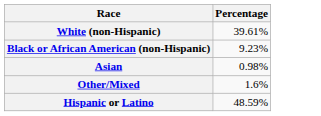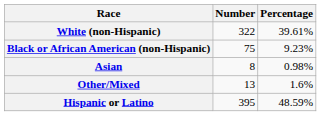+ column: (235, 13)
